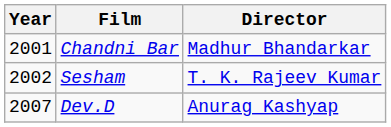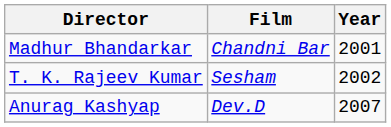columns swapped: (31, 19) <-> (284, 19)
